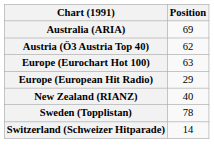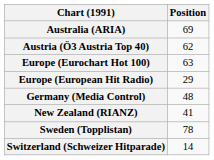+ row: (86, 96)
(188, 96) 40 -> (188, 113) 41
